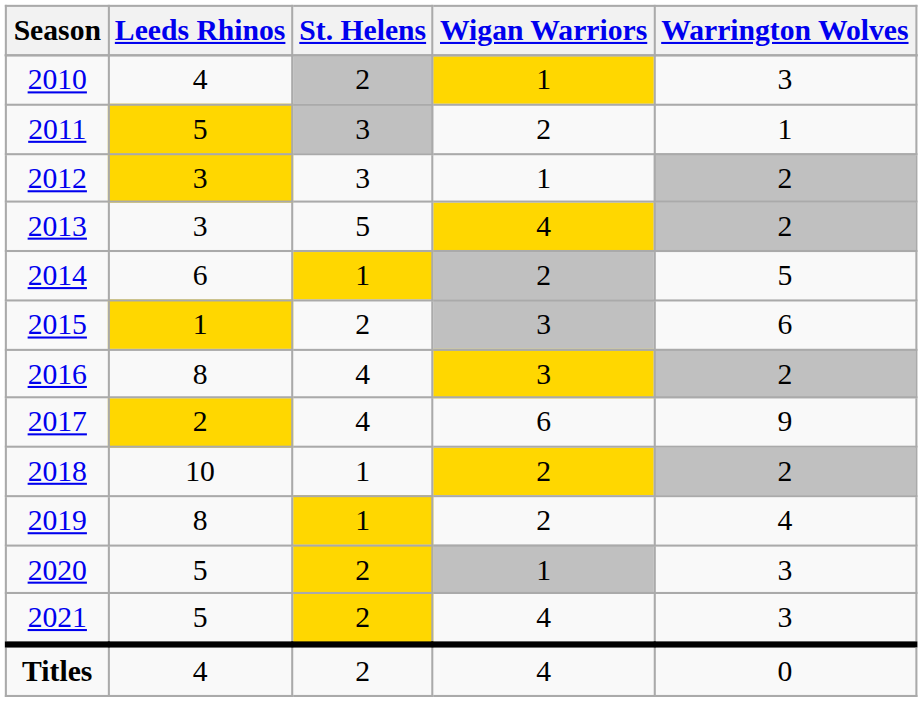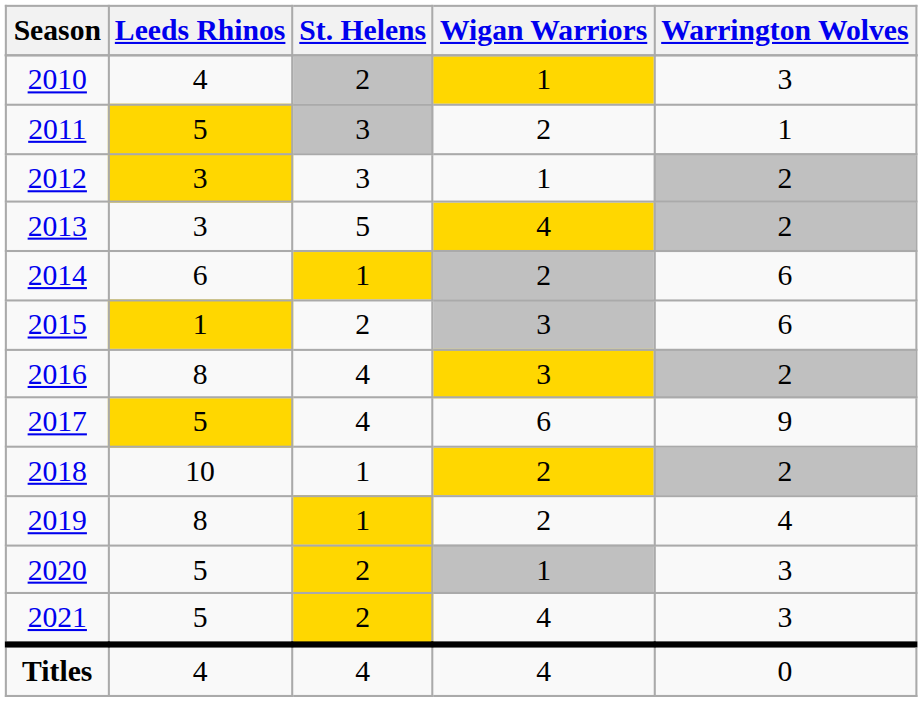(785, 275) 5 -> (785, 275) 6
(200, 422) 2 -> (200, 422) 5
(363, 670) 2 -> (363, 670) 4
